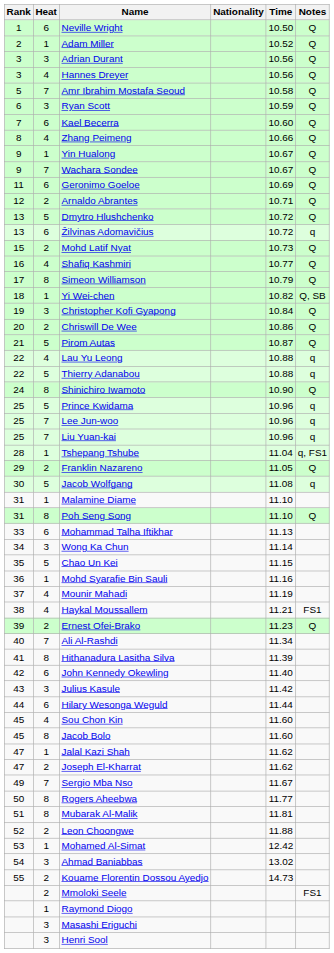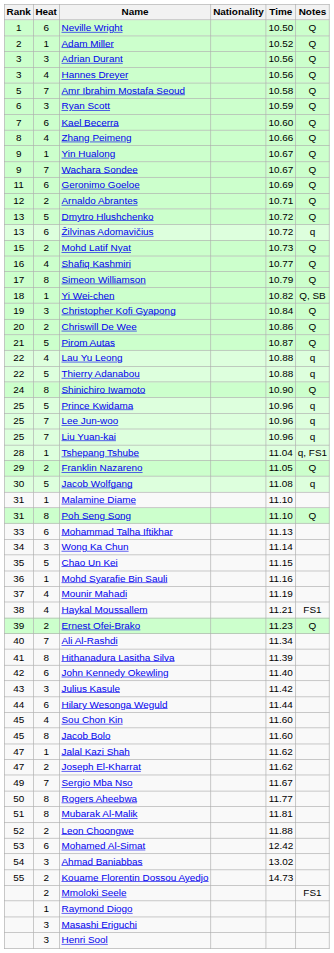(46, 846) 1 -> (46, 846) 6
